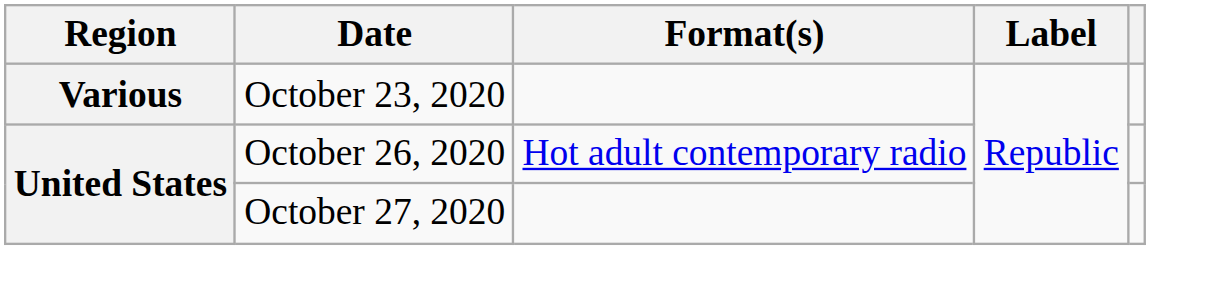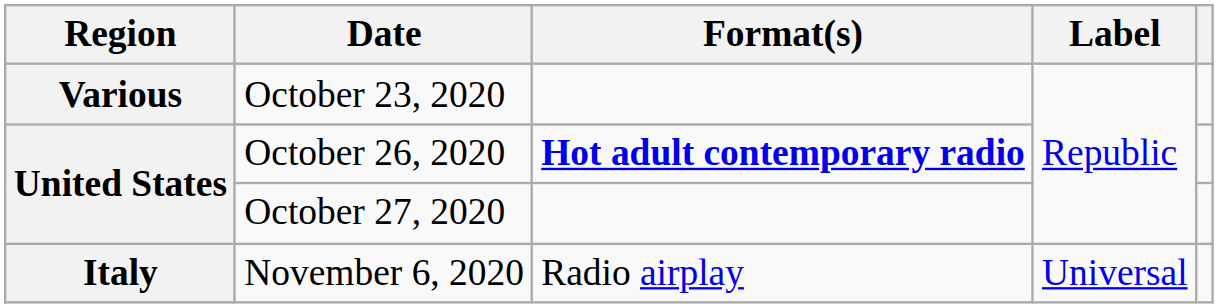(744, 152) normal -> (783, 152) bold
+ row: (384, 271)
